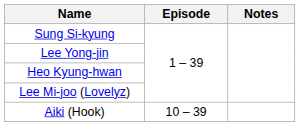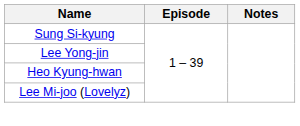- row: (75, 111)
